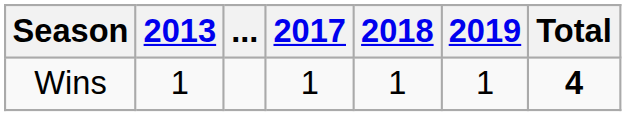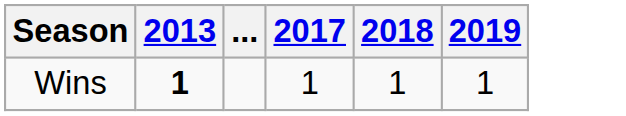- column: (574, 30)
(180, 83) normal -> (180, 83) bold
